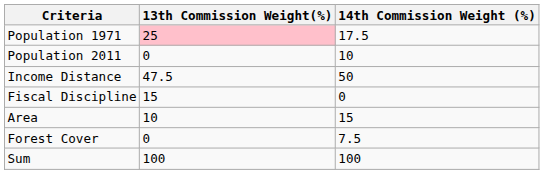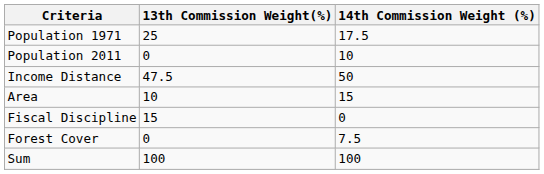(150, 35) pink background -> (150, 35) no background
rows swapped: (72, 97) <-> (23, 118)
